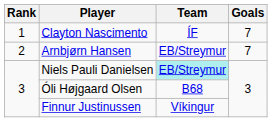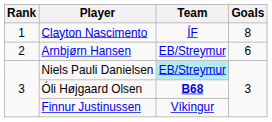(248, 32) 7 -> (248, 32) 8
(248, 51) 7 -> (248, 51) 6
(192, 88) normal -> (192, 88) bold
